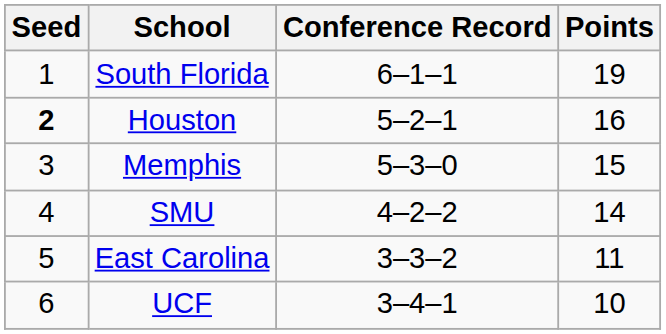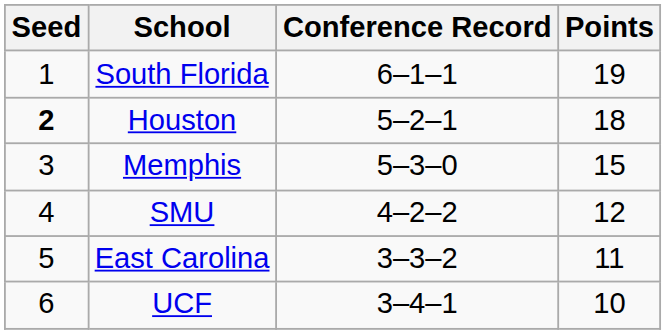(609, 119) 16 -> (609, 119) 18
(609, 212) 14 -> (609, 212) 12
